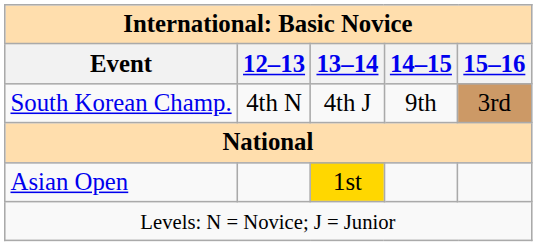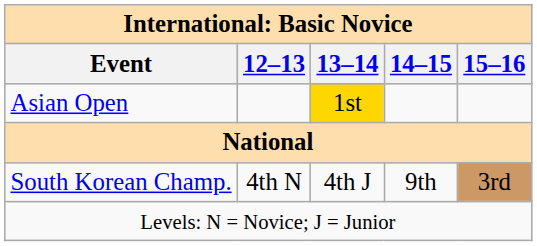rows swapped: (69, 181) <-> (121, 102)
